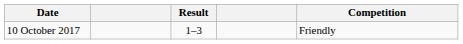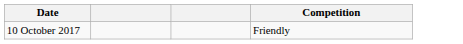- column: (194, 13)
